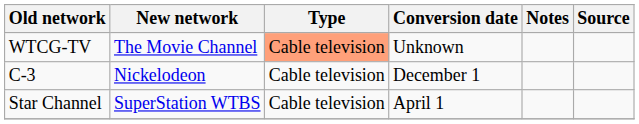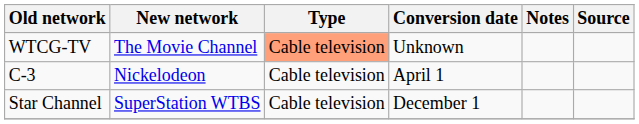(437, 75) December 1 -> (419, 75) April 1
(419, 103) April 1 -> (437, 103) December 1
